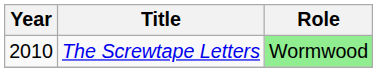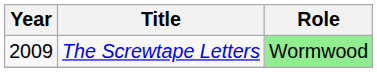(31, 51) 2010 -> (31, 51) 2009
